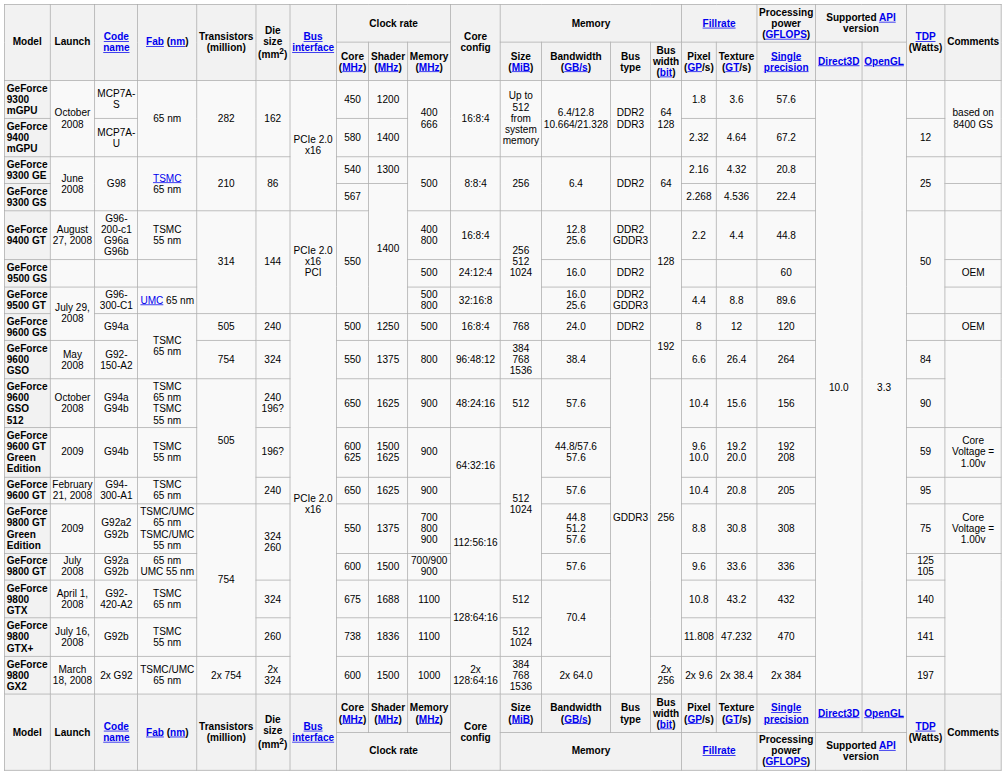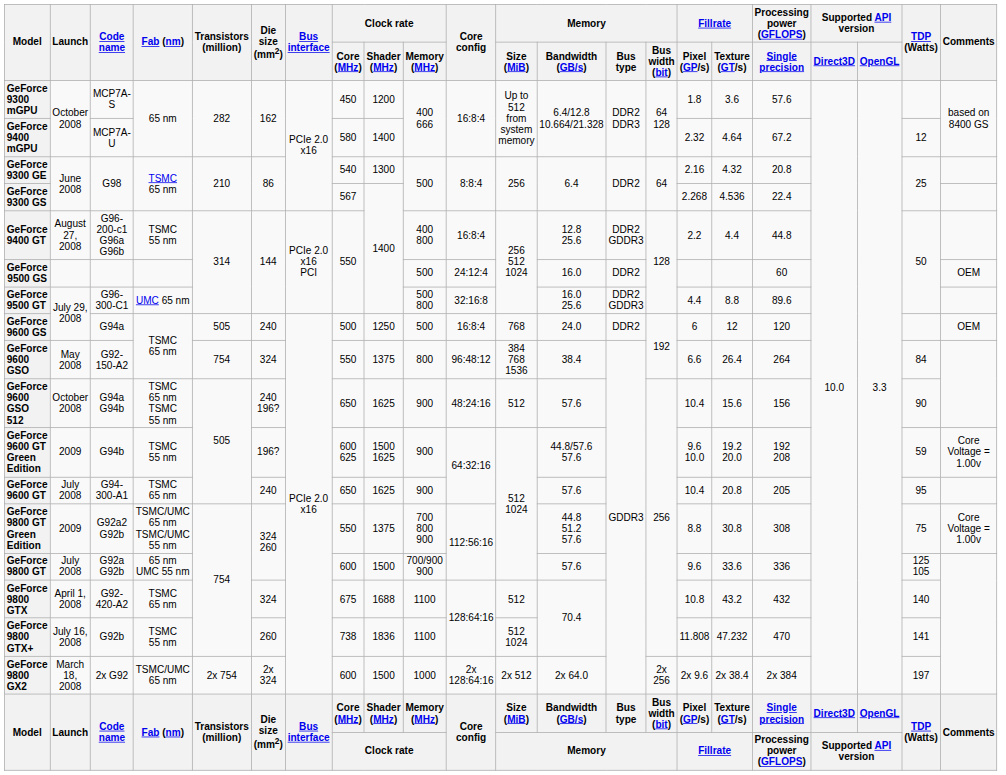(699, 327) 8 -> (694, 327) 6
(72, 490) February 21, 2008 -> (70, 490) July 2008
(521, 675) 384 768 1536 -> (516, 675) 2x 512
